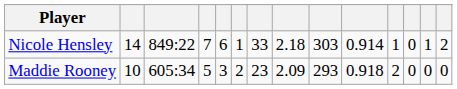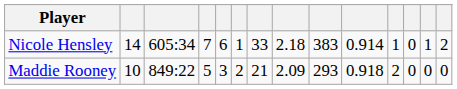(172, 44) 849:22 -> (172, 44) 605:34
(326, 44) 303 -> (326, 44) 383
(172, 71) 605:34 -> (172, 71) 849:22
(260, 71) 23 -> (260, 71) 21
